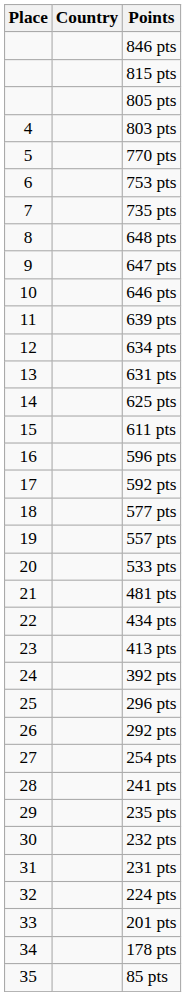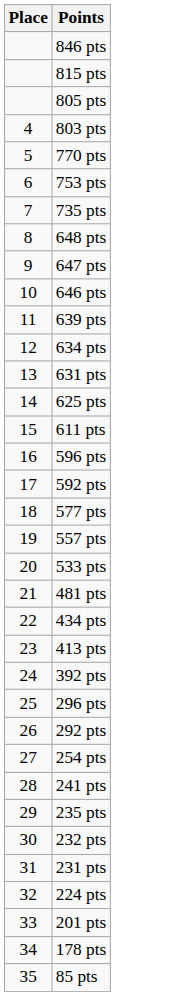- column: (87, 18)
